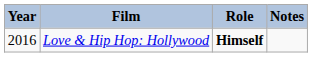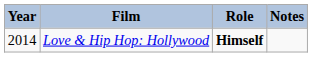(22, 40) 2016 -> (22, 40) 2014
